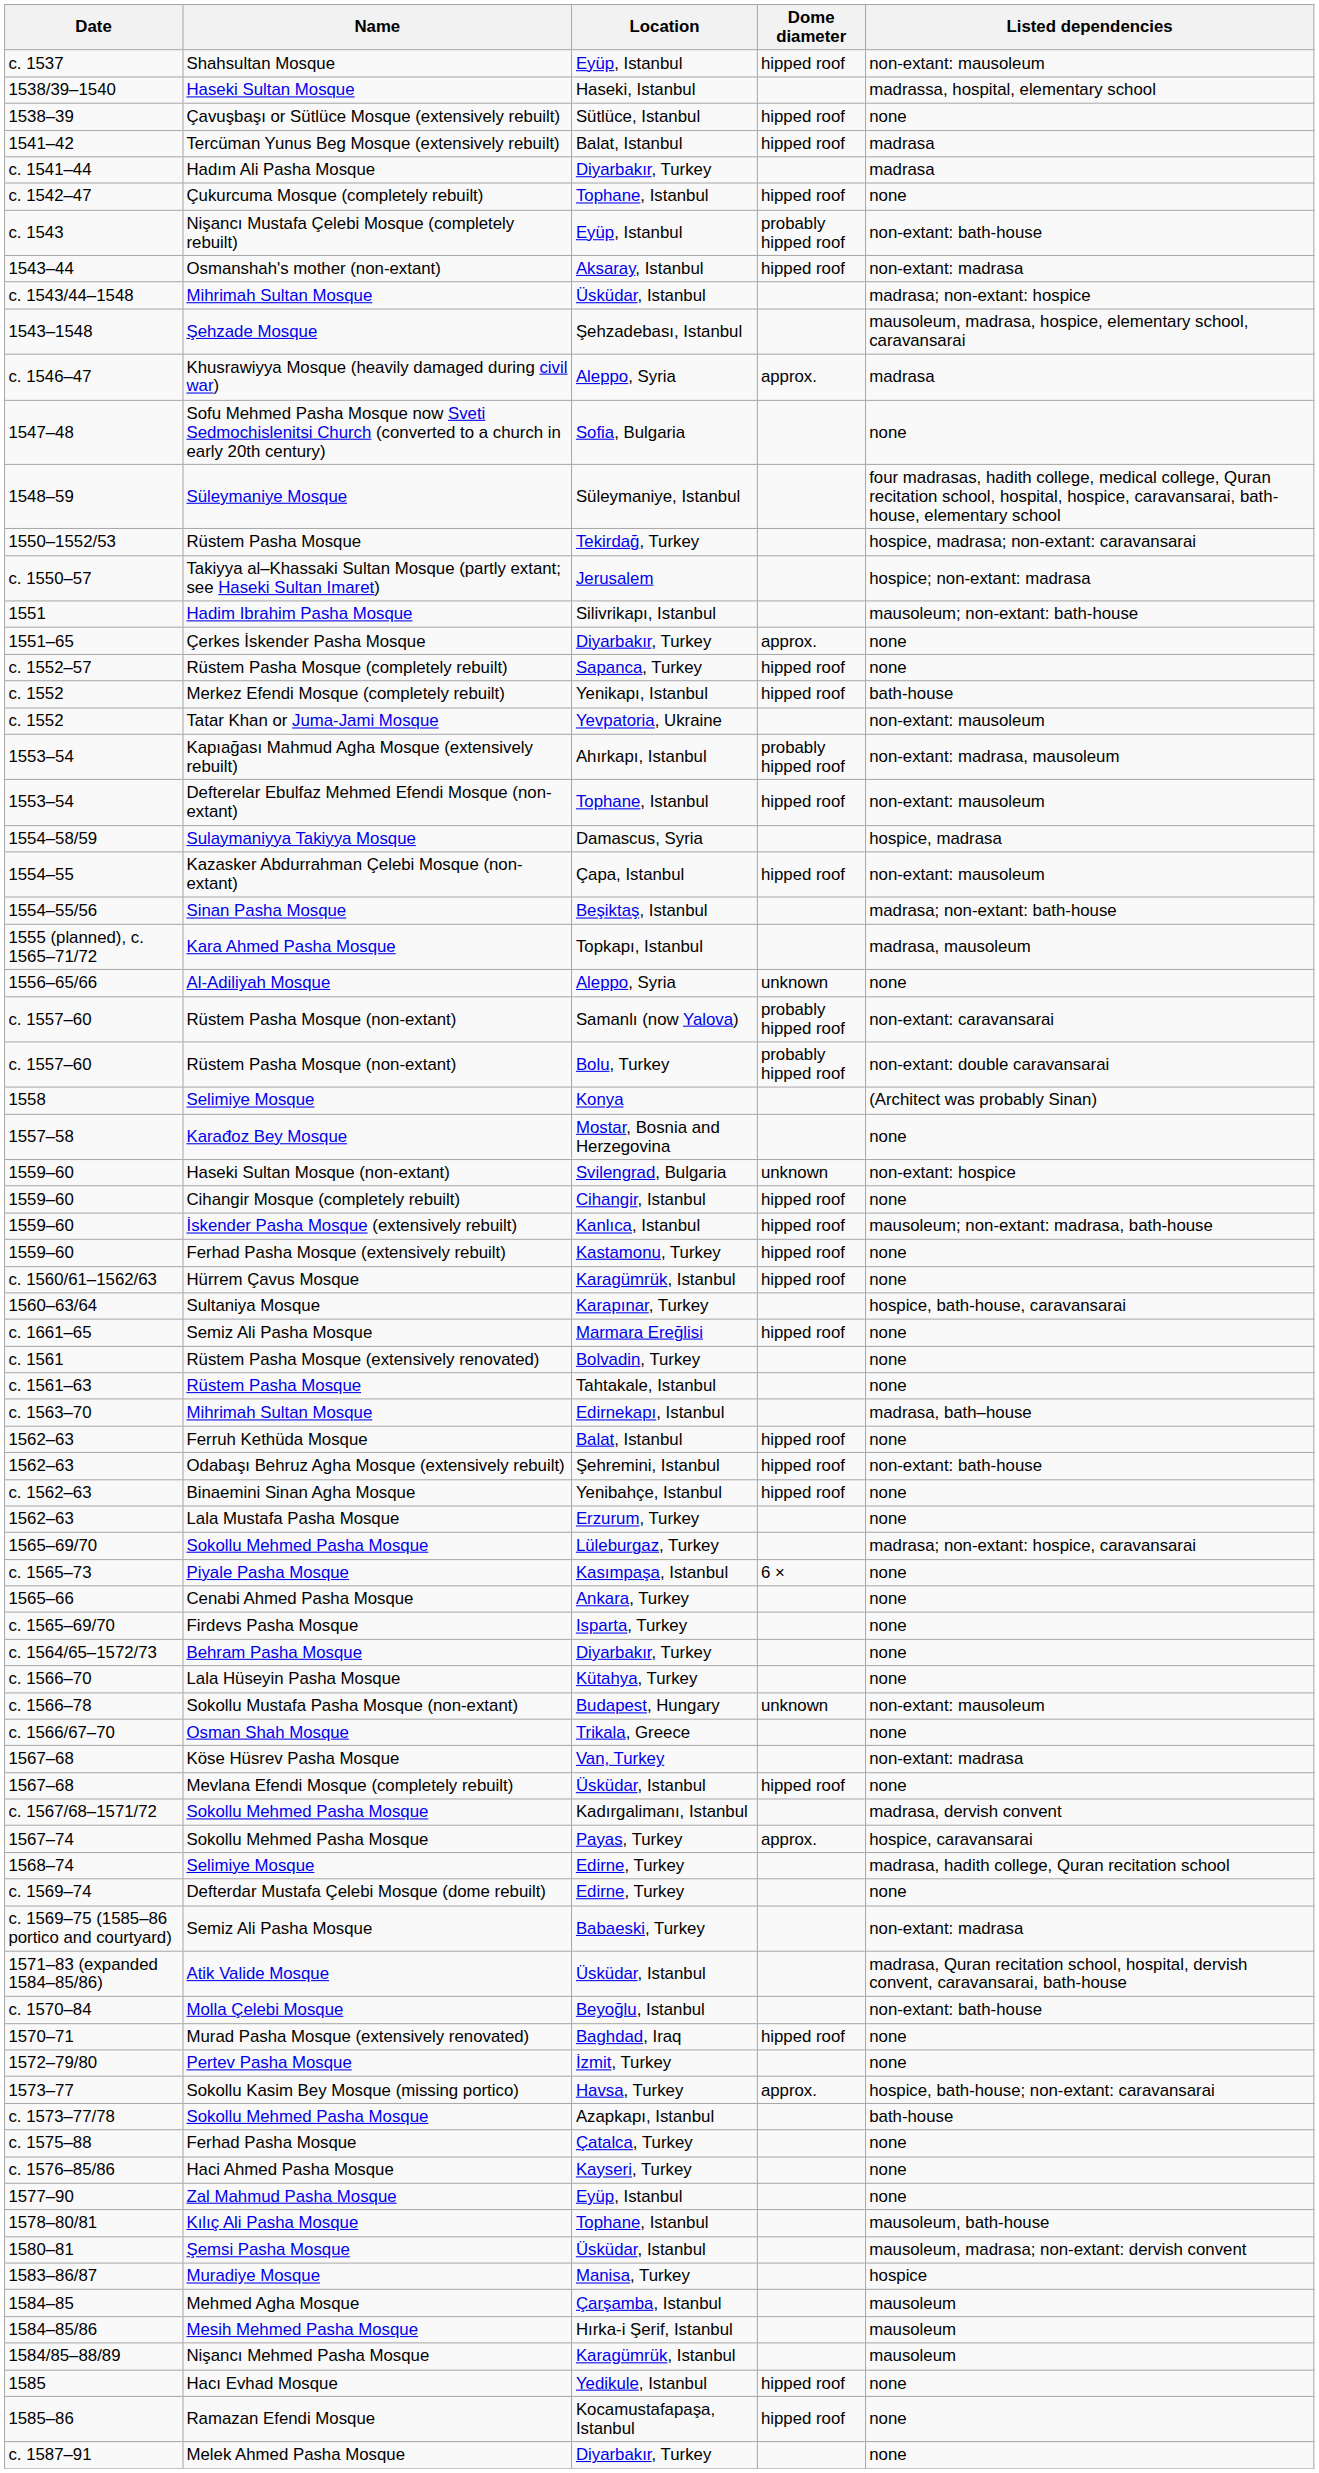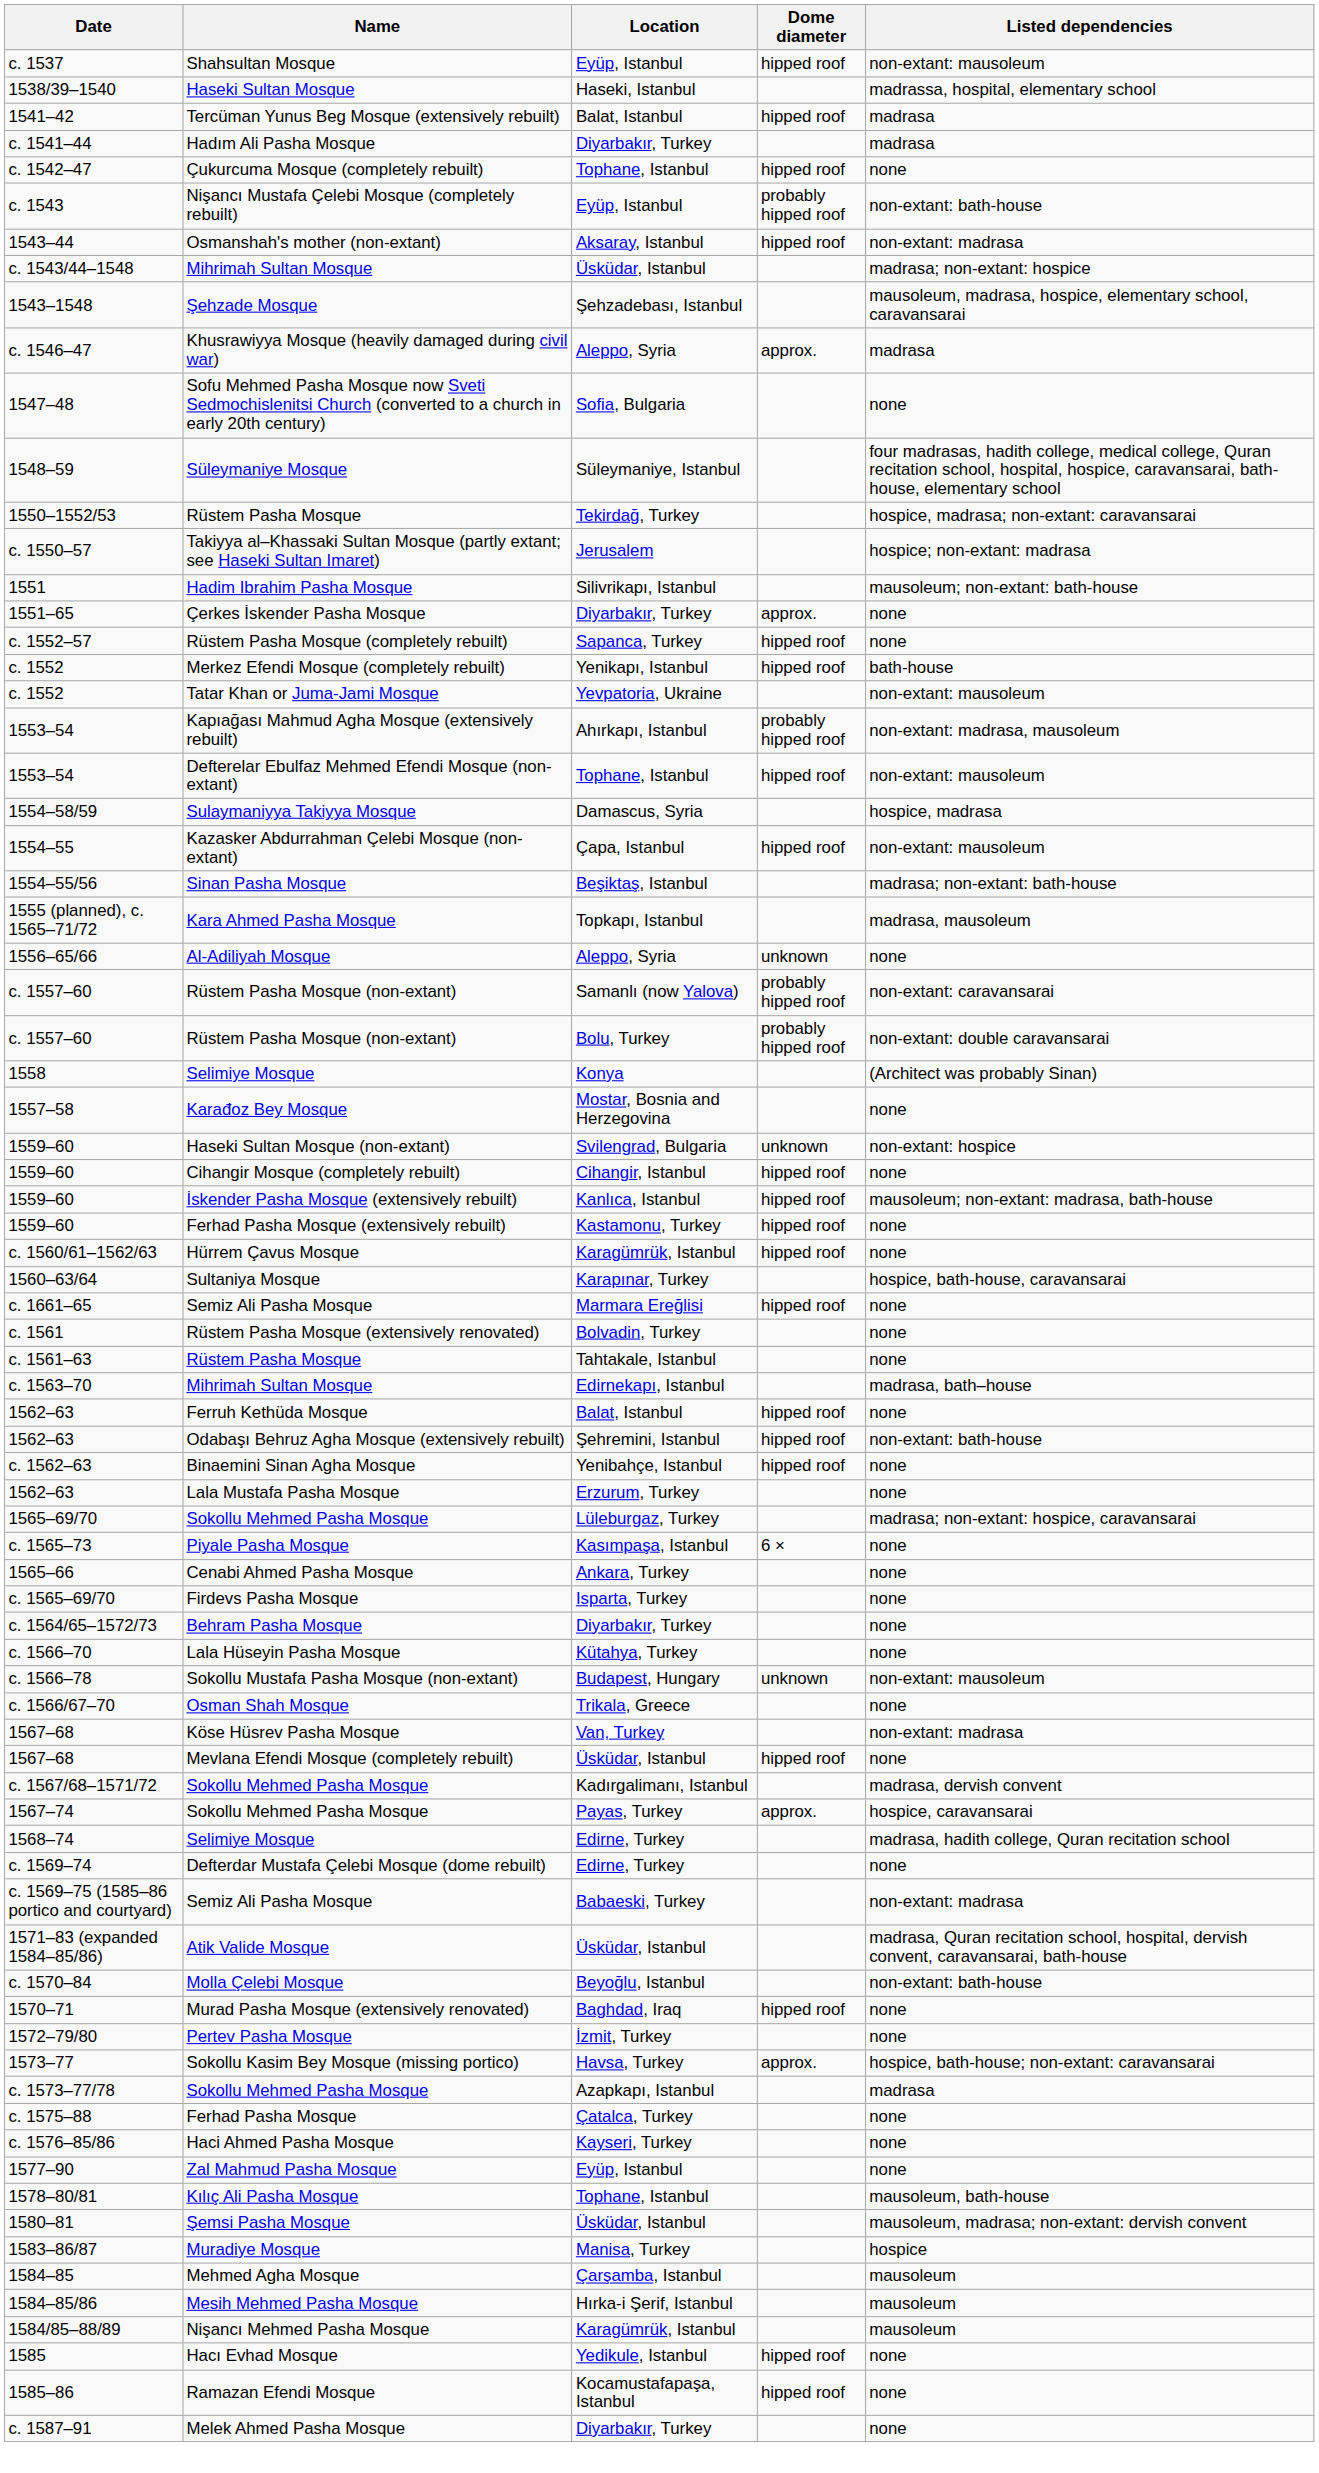- row: (373, 116)
(911, 2116) bath-house -> (902, 2089) madrasa
